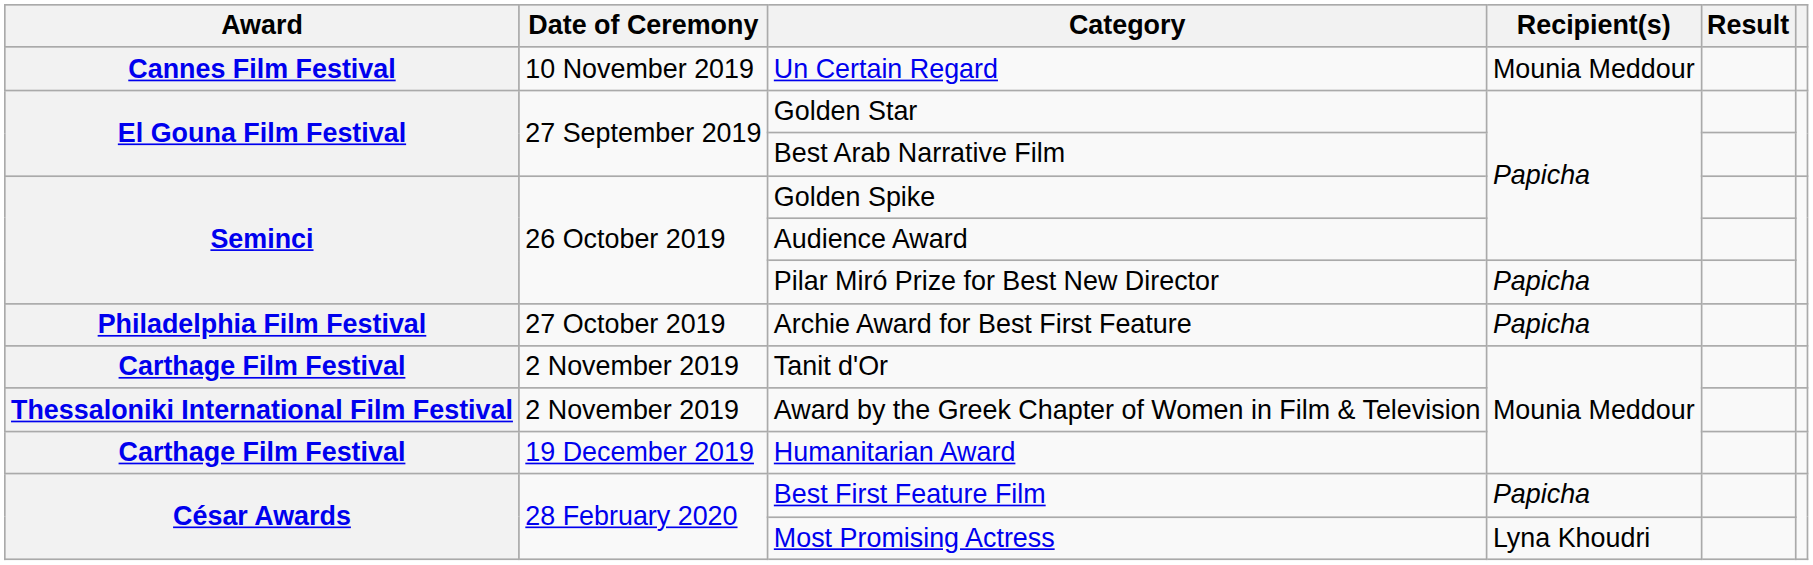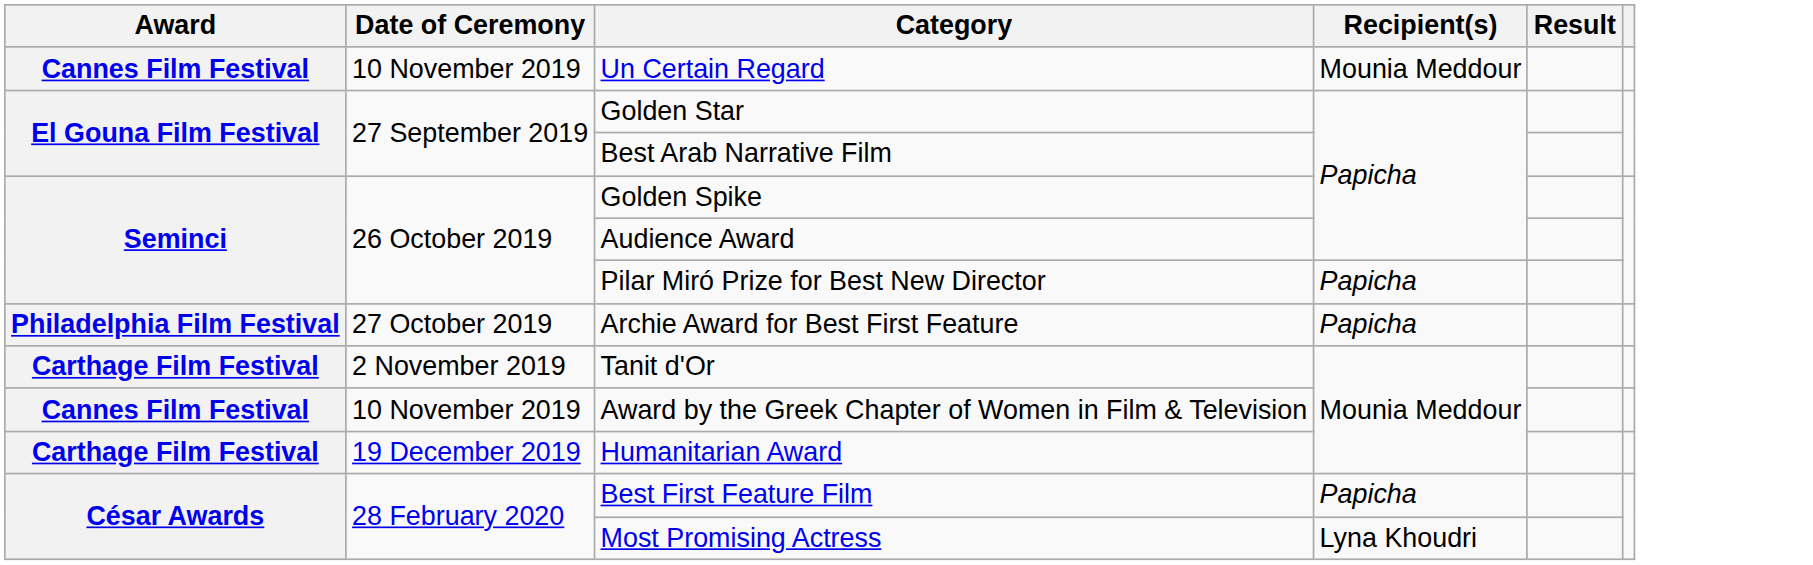(262, 409) Thessaloniki International Film Festival -> (175, 409) Cannes Film Festival
(632, 409) 2 November 2019 -> (466, 409) 10 November 2019
